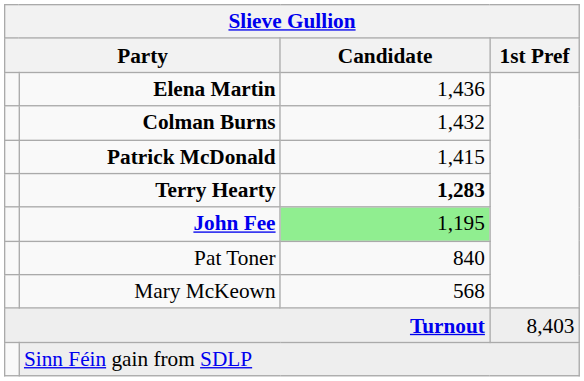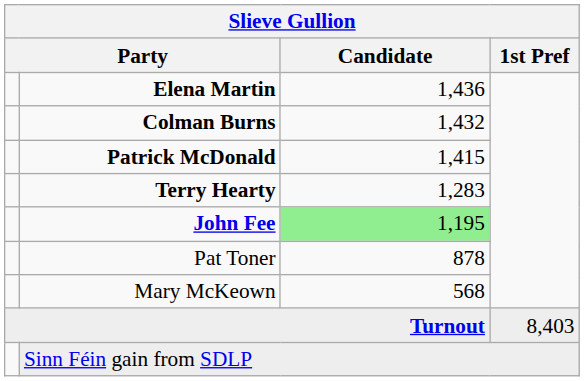(461, 190) bold -> (461, 190) normal
(469, 257) 840 -> (469, 257) 878
